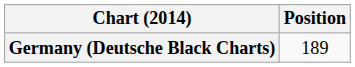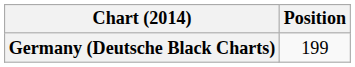(315, 47) 189 -> (315, 47) 199
